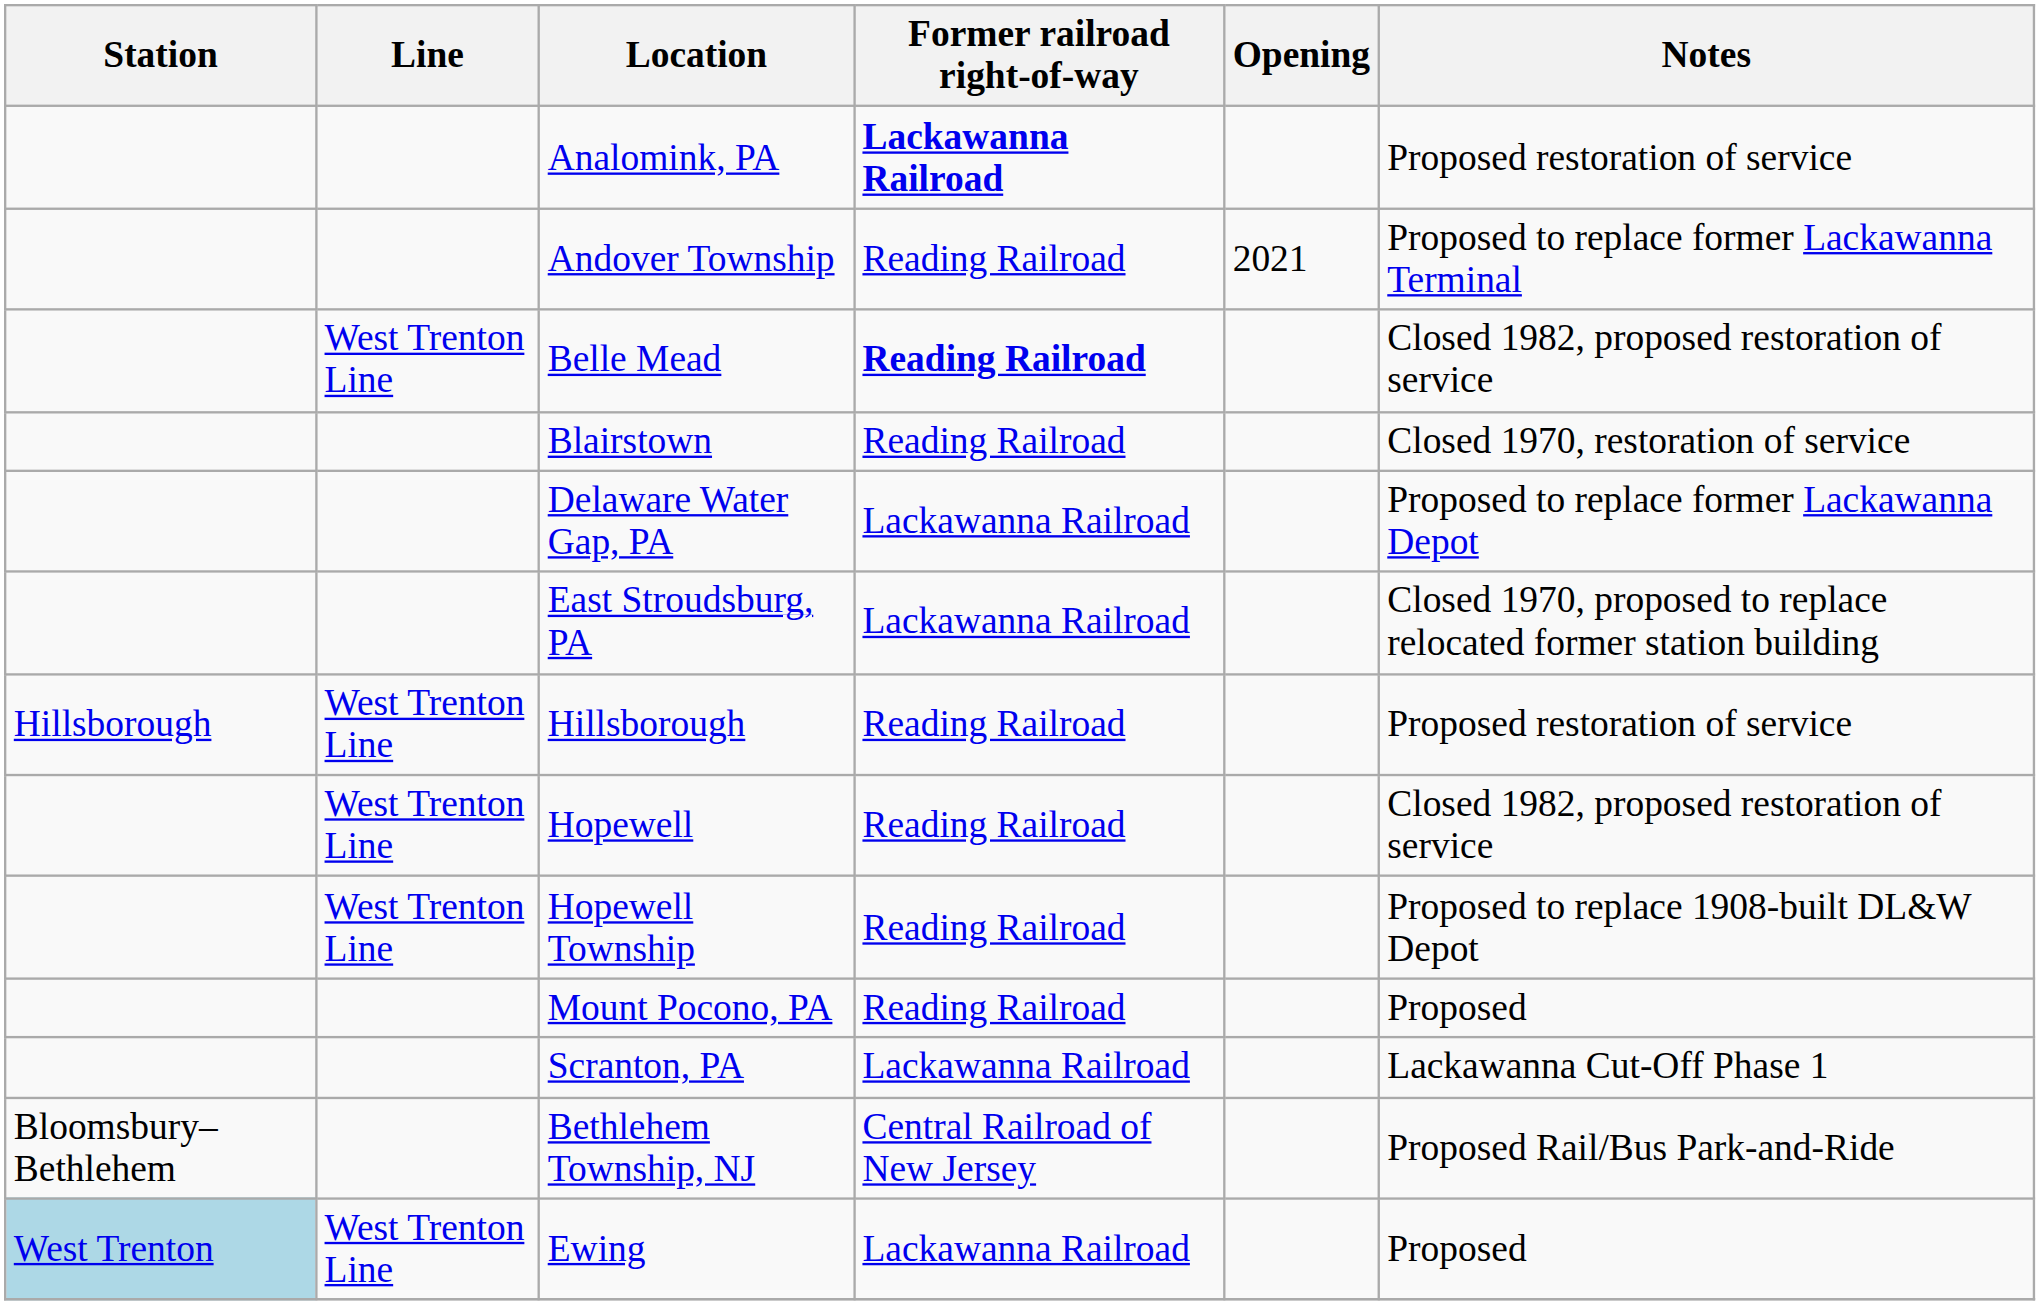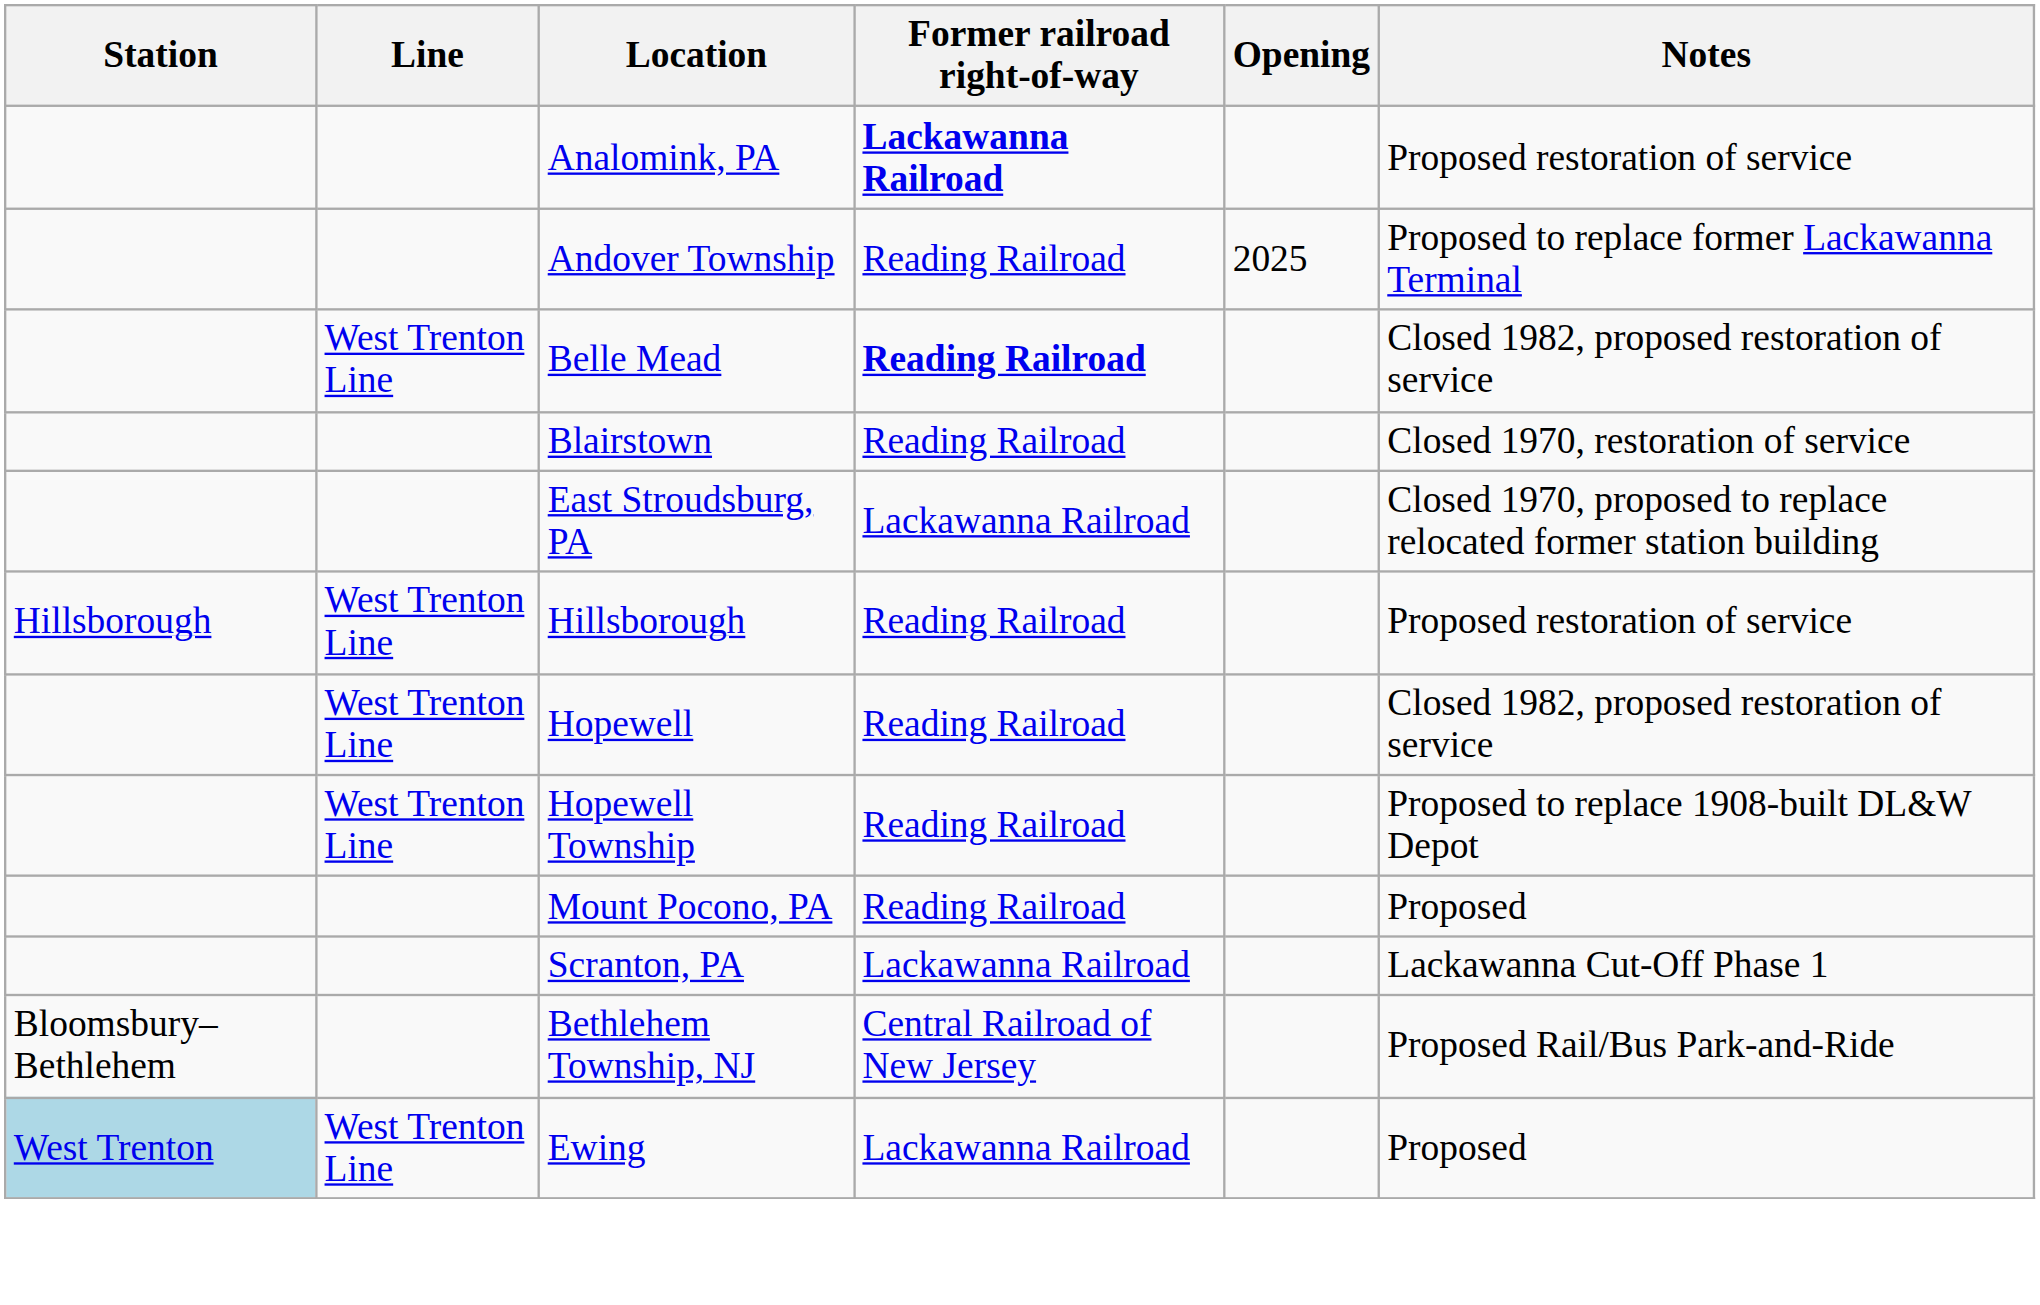(1270, 258) 2021 -> (1270, 258) 2025
- row: (668, 520)
